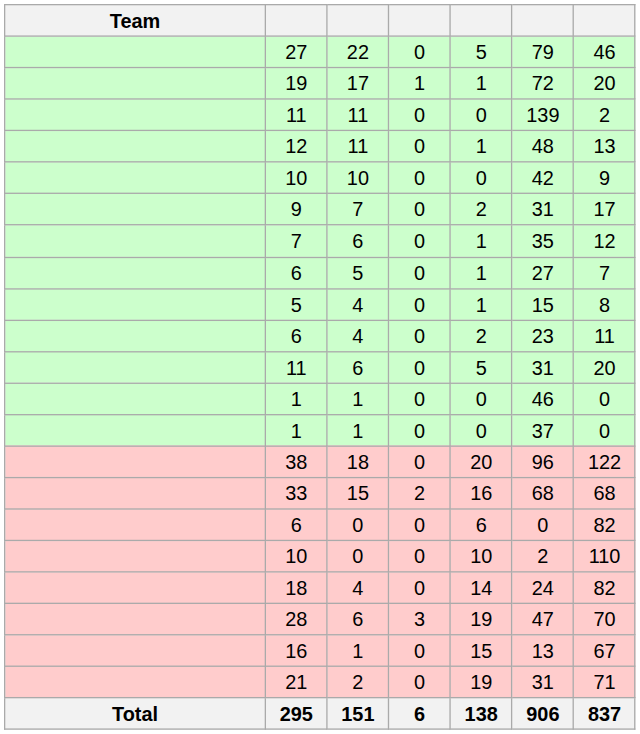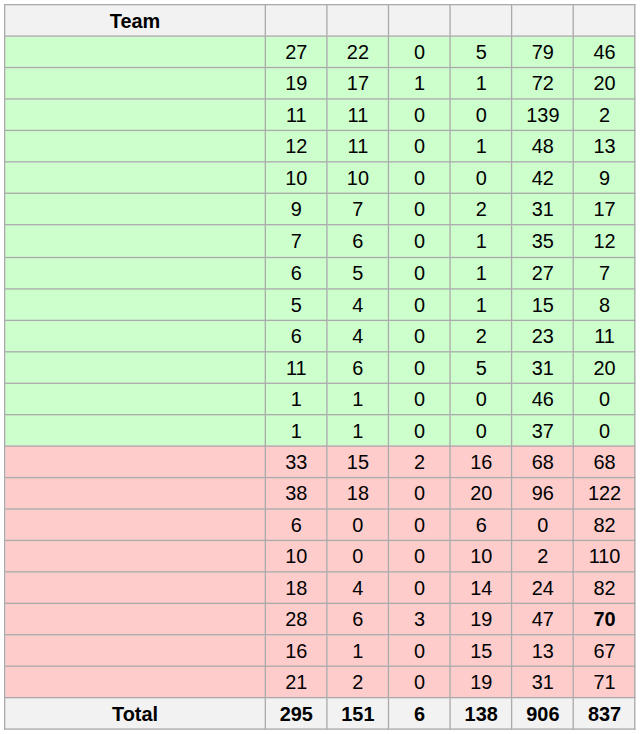rows swapped: (296, 493) <-> (296, 462)
(605, 620) normal -> (605, 620) bold
